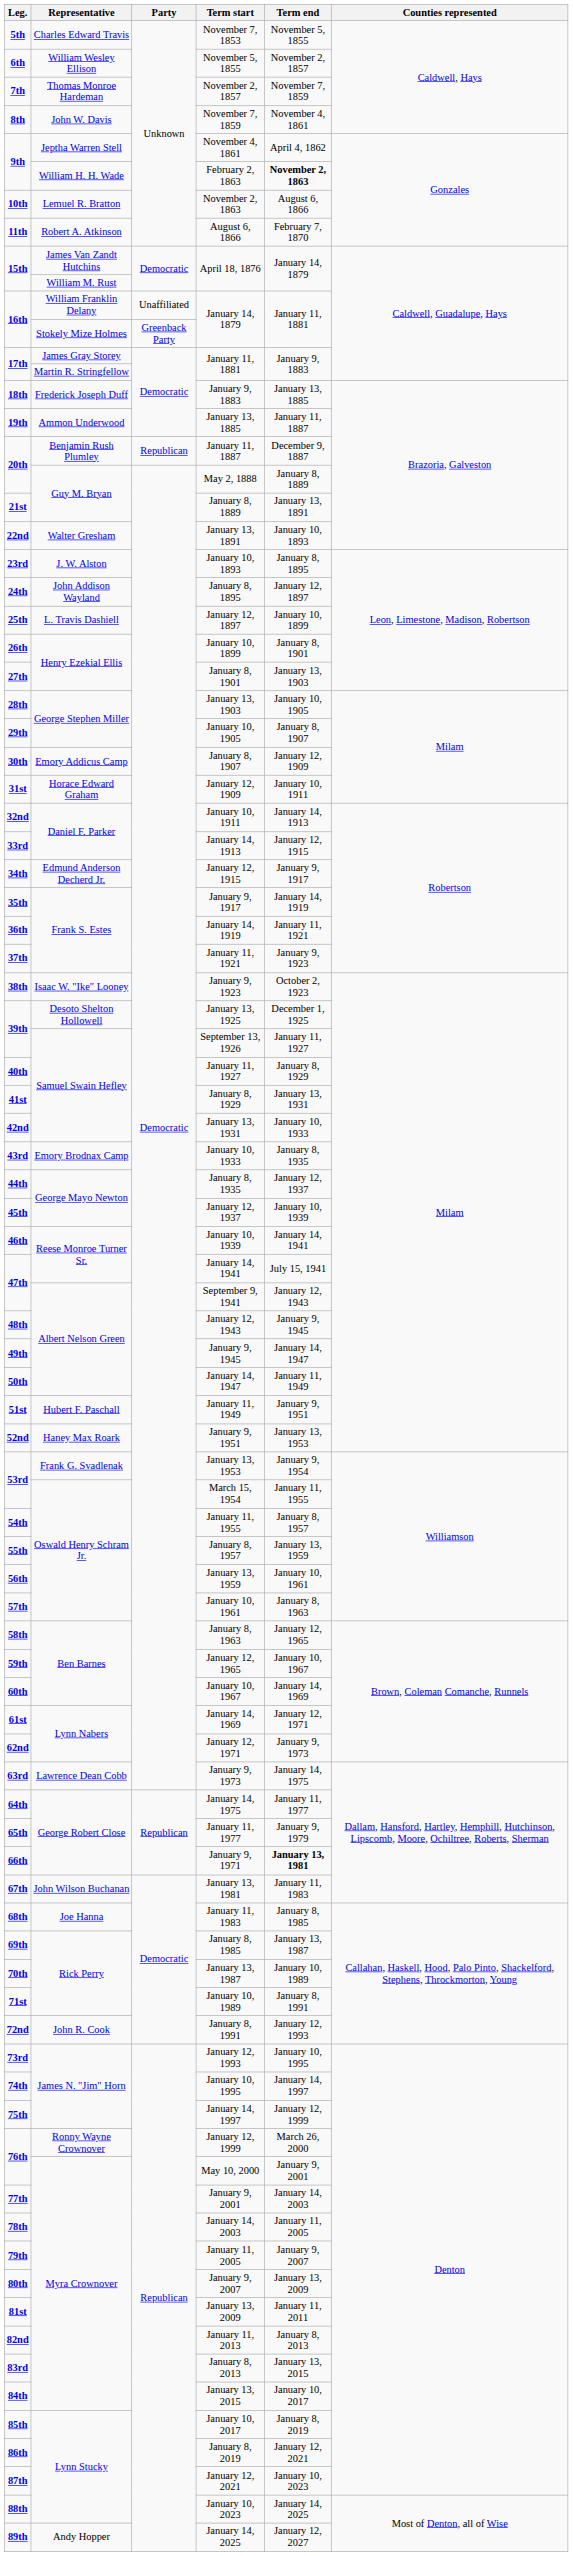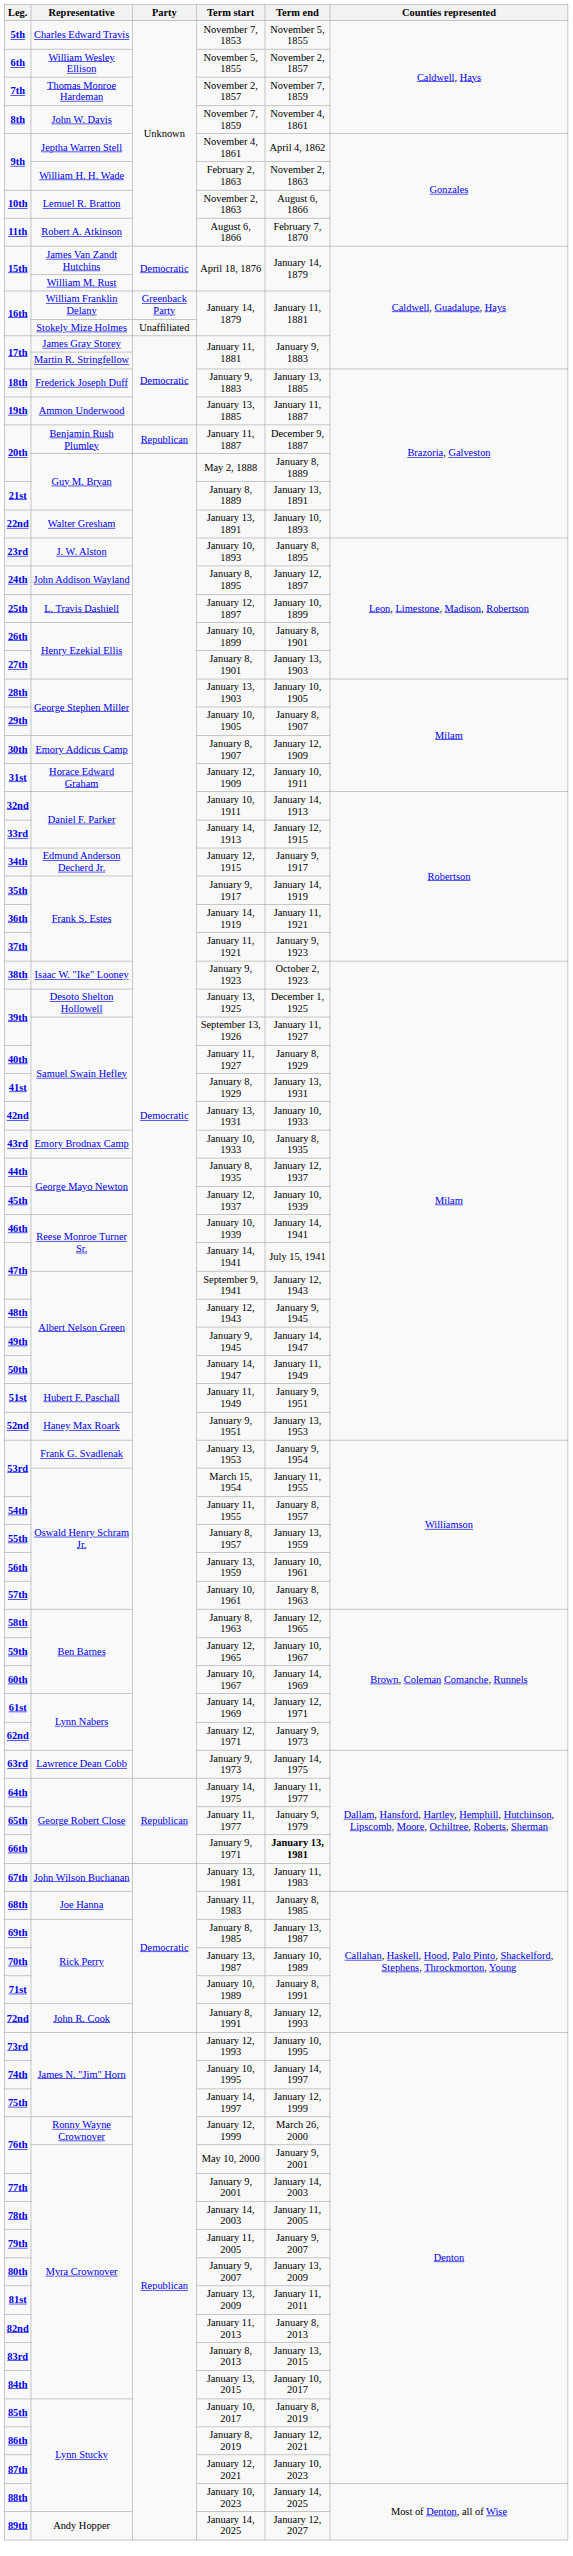(298, 176) bold -> (297, 176) normal
(164, 305) Unaffiliated -> (164, 305) Greenback Party
(164, 333) Greenback Party -> (164, 327) Unaffiliated
